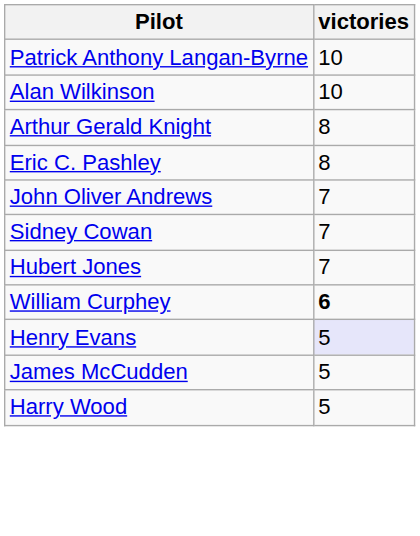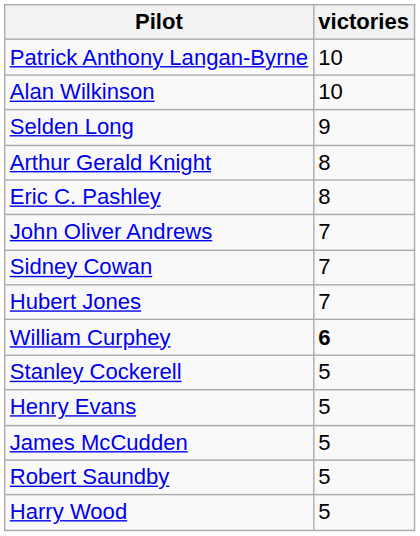+ row: (72, 127)
+ row: (96, 372)
(324, 337) lavender background -> (324, 407) no background
+ row: (90, 477)
